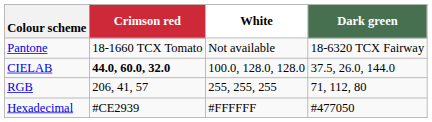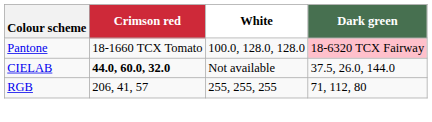(242, 48) Not available -> (257, 48) 100.0, 128.0, 128.0
(367, 48) no background -> (367, 48) pink background
(257, 68) 100.0, 128.0, 128.0 -> (242, 68) Not available
- row: (40, 107)
